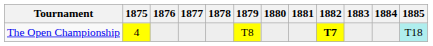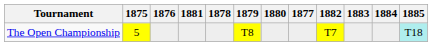columns swapped: (192, 13) <-> (303, 13)
(136, 32) 4 -> (136, 32) 5
(330, 32) bold -> (330, 32) normal
